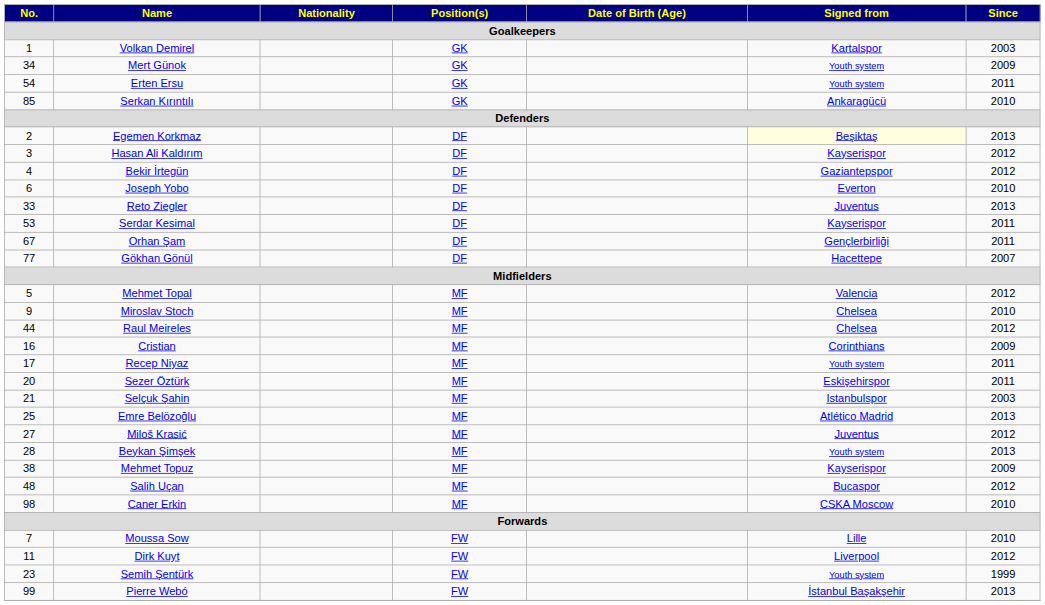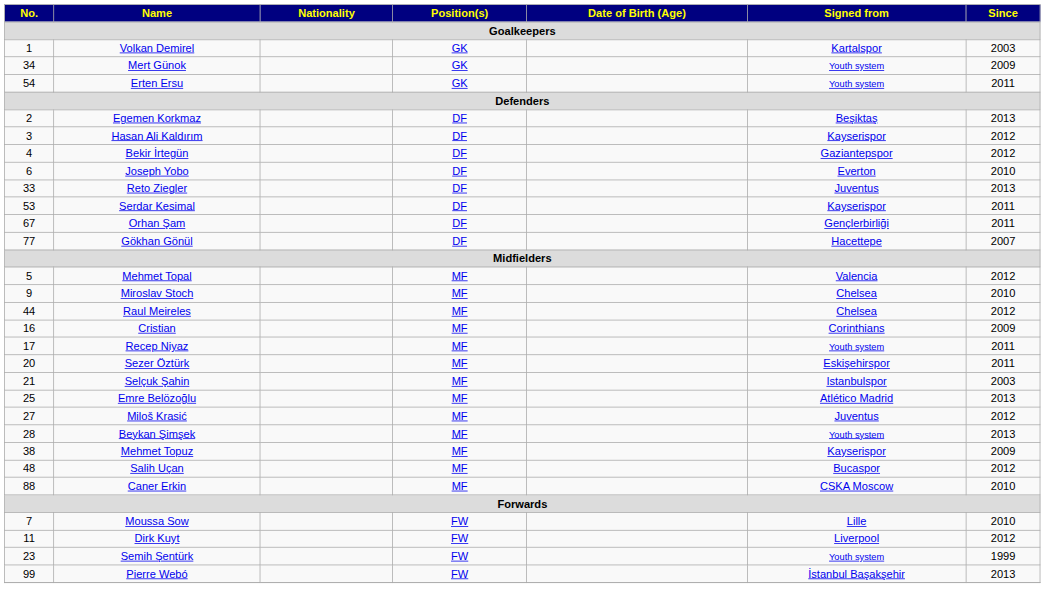- row: (157, 101)
(857, 136) lightyellow background -> (857, 119) no background
(29, 504) 98 -> (29, 487) 88
